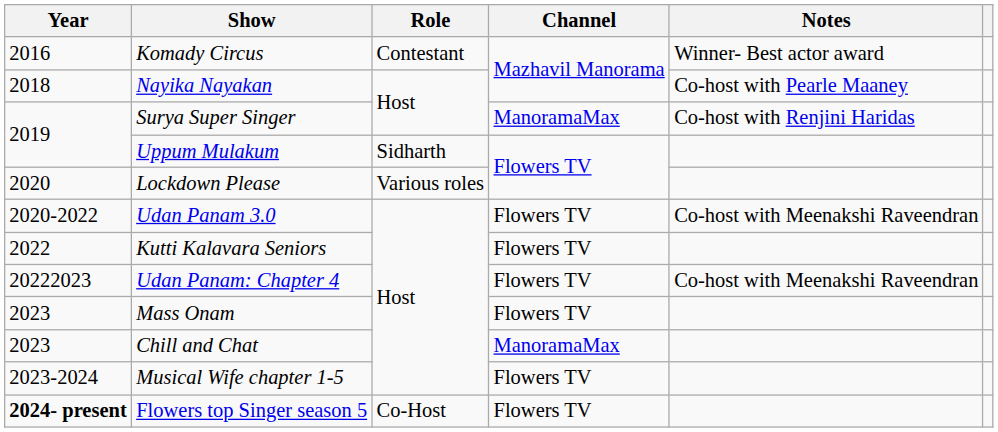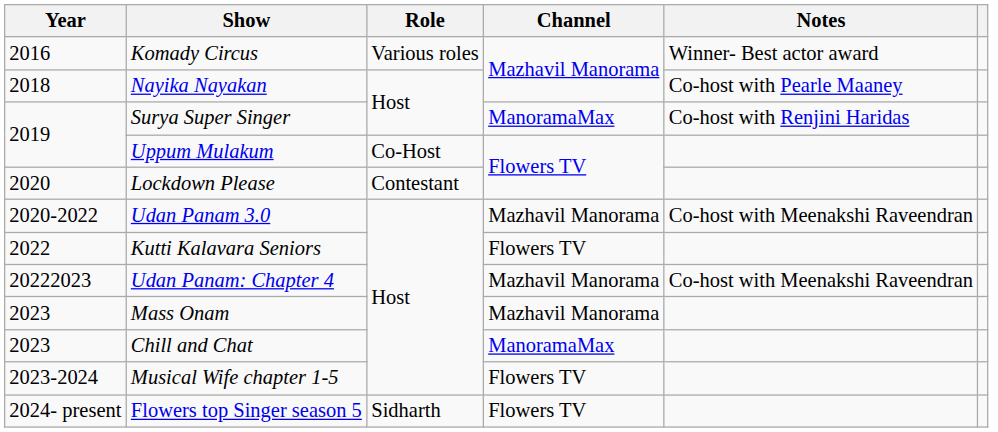(420, 53) Contestant -> (425, 53) Various roles
(411, 150) Sidharth -> (406, 150) Co-Host
(430, 183) Various roles -> (415, 183) Contestant
(543, 215) Flowers TV -> (574, 215) Mazhavil Manorama
(543, 280) Flowers TV -> (574, 280) Mazhavil Manorama
(543, 313) Flowers TV -> (574, 313) Mazhavil Manorama
(68, 410) bold -> (65, 410) normal
(411, 410) Co-Host -> (406, 410) Sidharth
